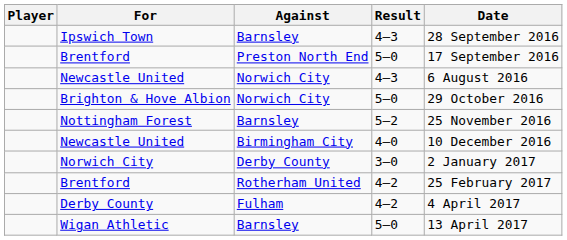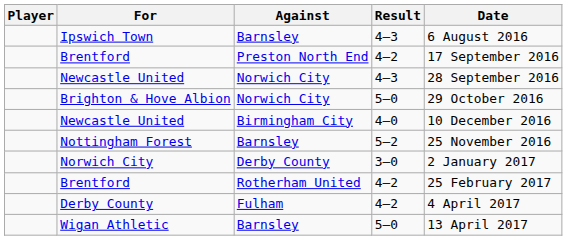(493, 36) 28 September 2016 -> (478, 36) 6 August 2016
(386, 57) 5–0 -> (386, 57) 4–2
(478, 78) 6 August 2016 -> (493, 78) 28 September 2016
rows swapped: (126, 120) <-> (122, 141)
